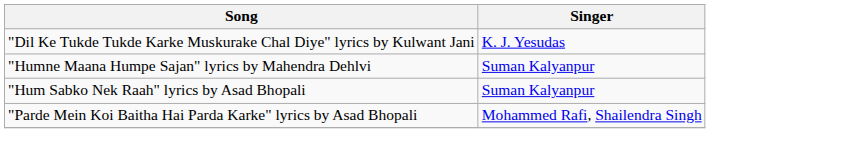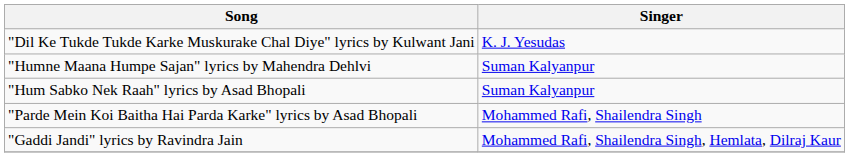+ row: (125, 139)
